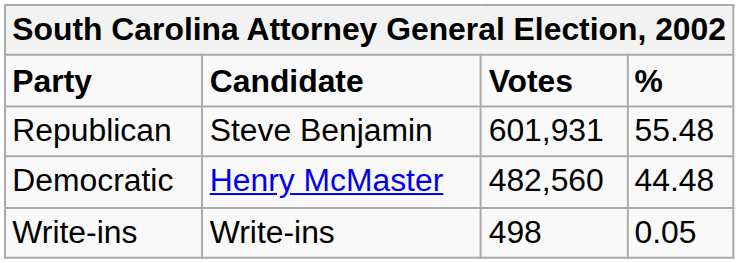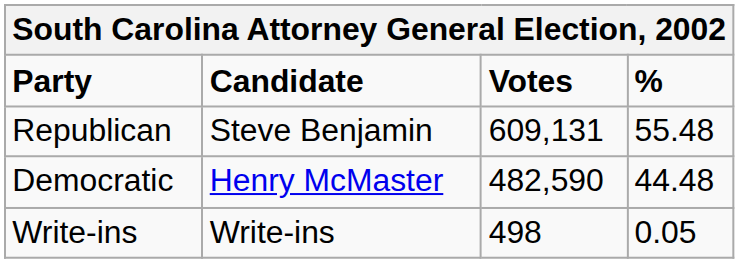(546, 130) 601,931 -> (546, 130) 609,131
(546, 181) 482,560 -> (546, 181) 482,590
